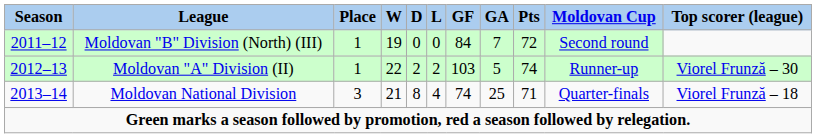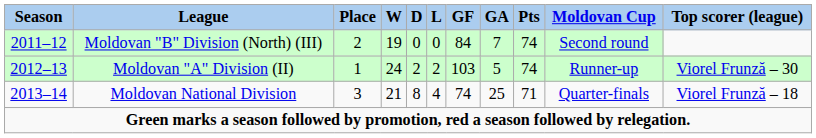(358, 42) 1 -> (358, 42) 2
(529, 42) 72 -> (529, 42) 74
(394, 68) 22 -> (394, 68) 24
